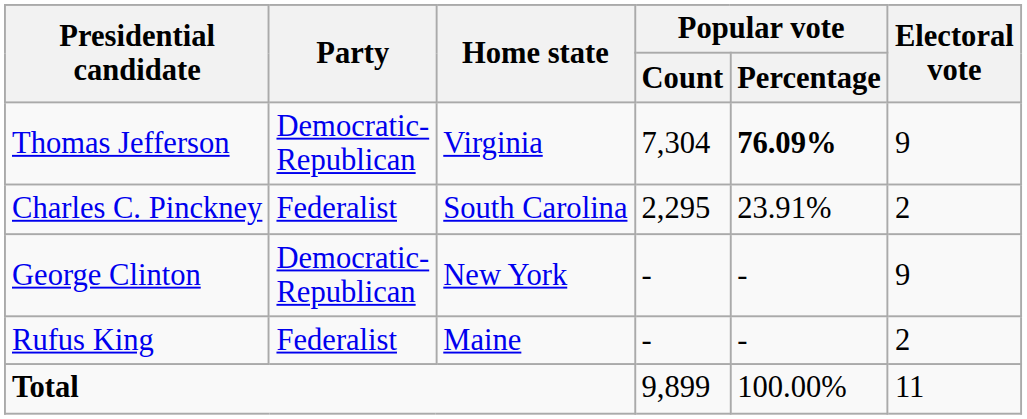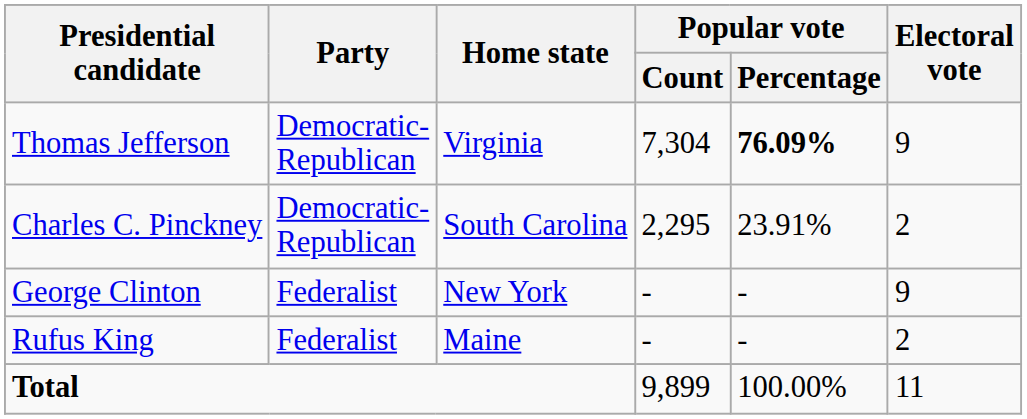(337, 208) Federalist -> (353, 225) Democratic- Republican
(353, 274) Democratic- Republican -> (337, 291) Federalist
